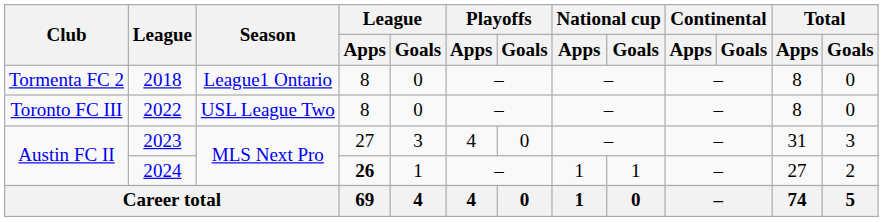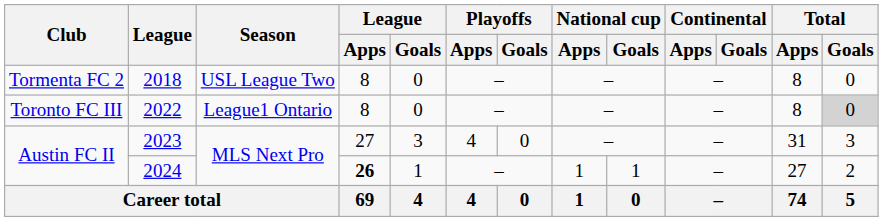(268, 79) League1 Ontario -> (268, 79) USL League Two
(268, 110) USL League Two -> (268, 110) League1 Ontario
(850, 110) no background -> (850, 110) lightgrey background
